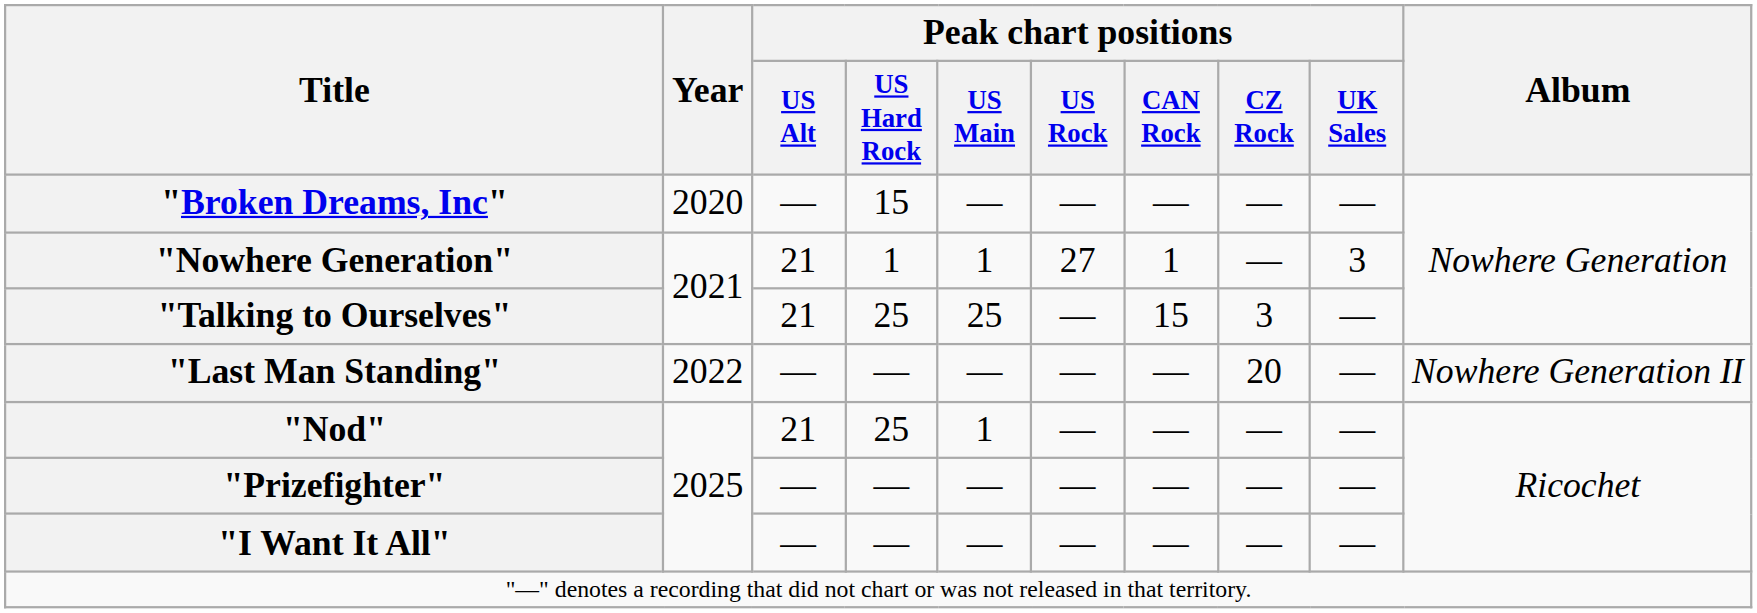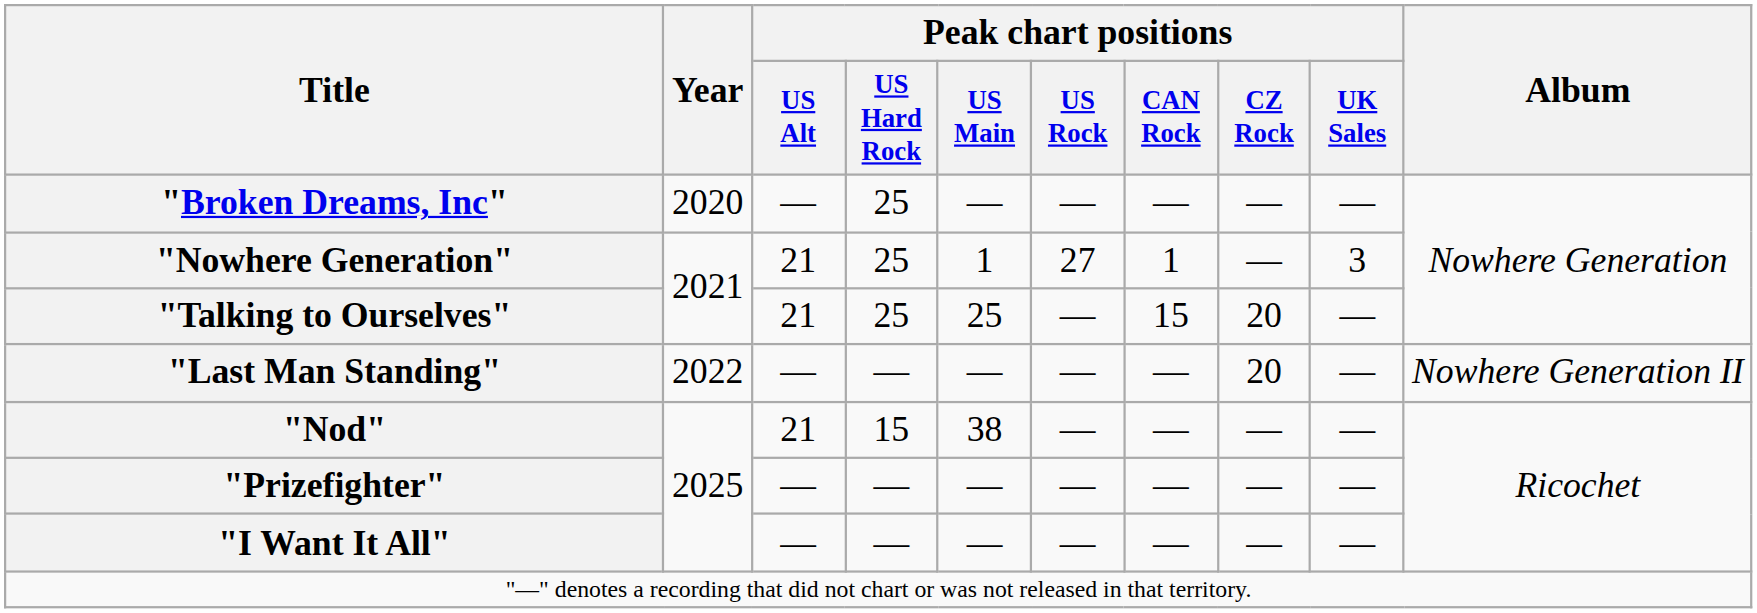(891, 202) 15 -> (891, 202) 25
(891, 259) 1 -> (891, 259) 25
(1264, 315) 3 -> (1264, 315) 20
(891, 428) 25 -> (891, 428) 15
(985, 428) 1 -> (985, 428) 38
